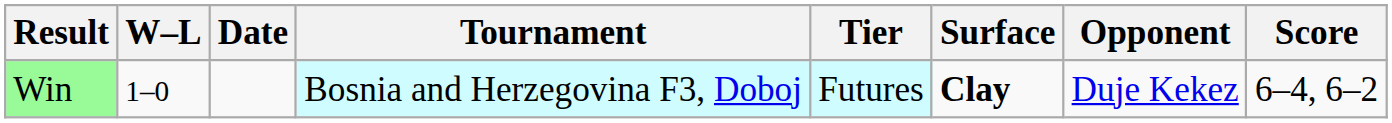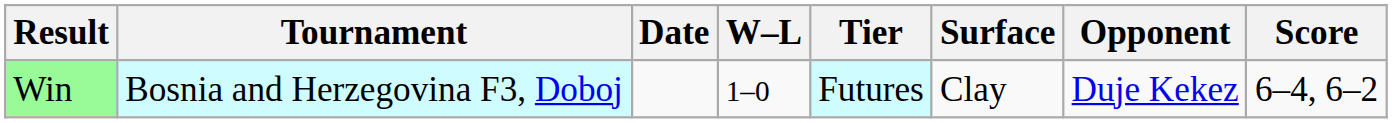columns swapped: (163, 32) <-> (553, 32)
(975, 88) bold -> (973, 88) normal
